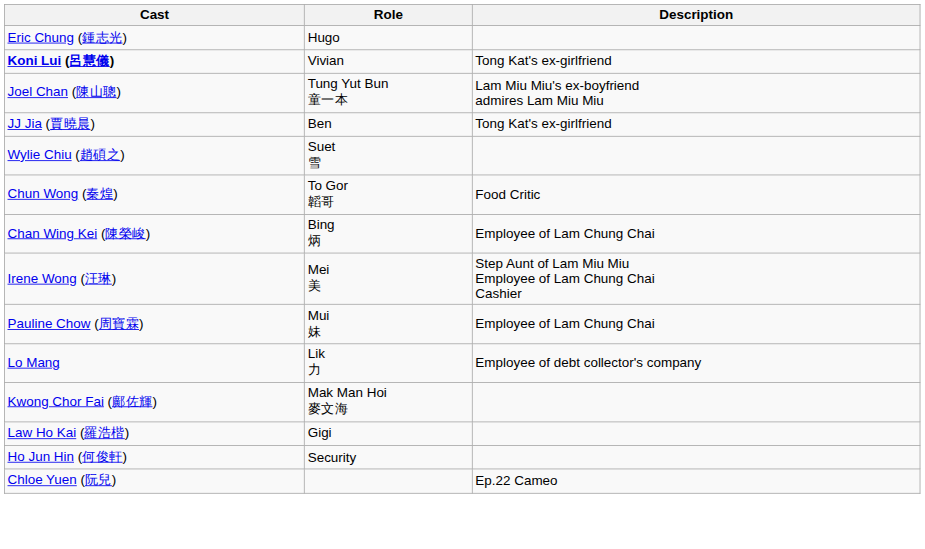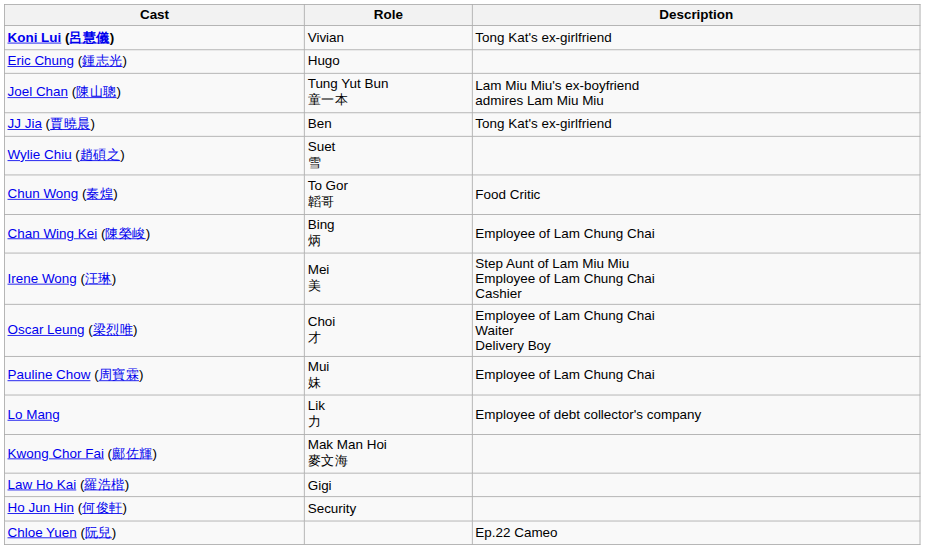rows swapped: (61, 61) <-> (67, 37)
+ row: (72, 330)
